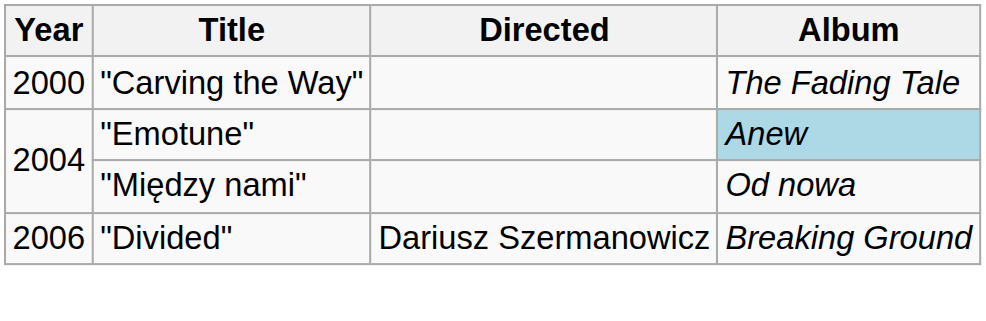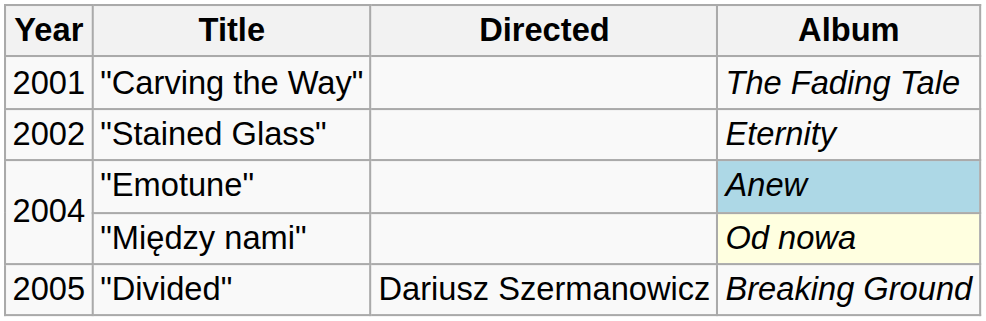(49, 82) 2000 -> (49, 82) 2001
+ row: (213, 133)
(791, 185) no background -> (791, 237) lightyellow background
(49, 237) 2006 -> (49, 289) 2005
